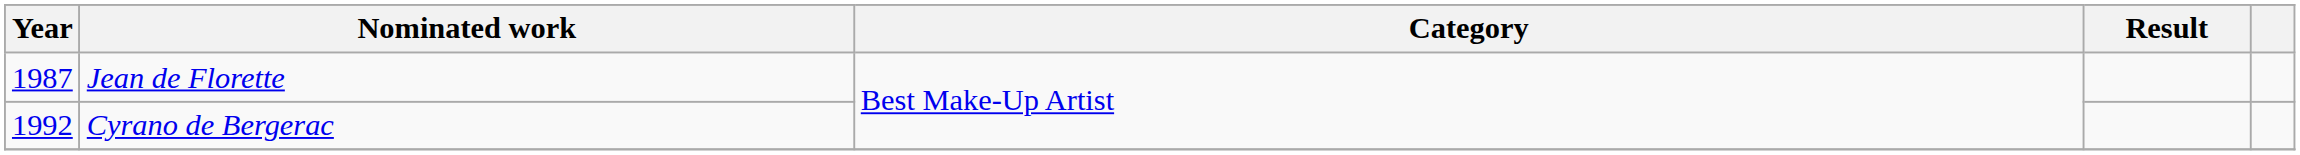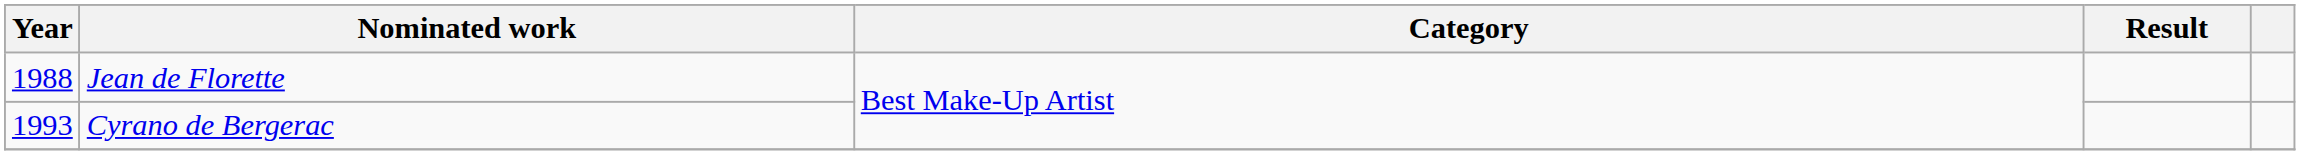(42, 76) 1987 -> (42, 76) 1988
(42, 125) 1992 -> (42, 125) 1993
